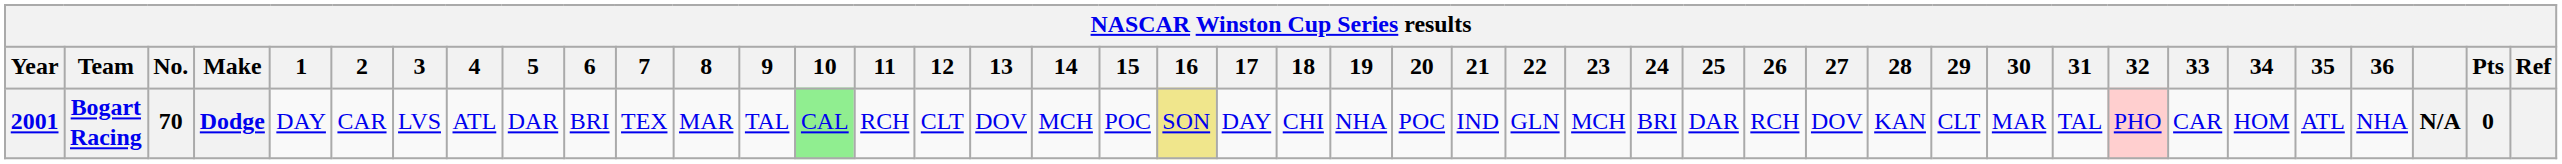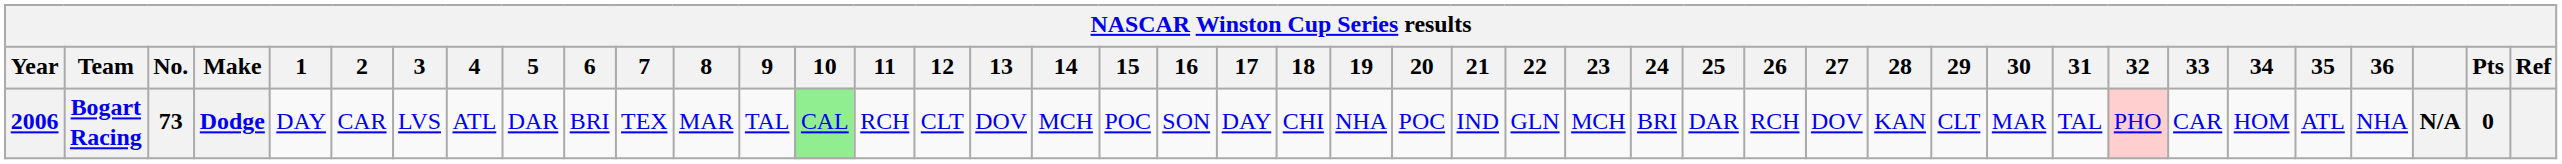(35, 122) 2001 -> (35, 122) 2006
(171, 122) 70 -> (171, 122) 73
(1186, 122) khaki background -> (1186, 122) no background
